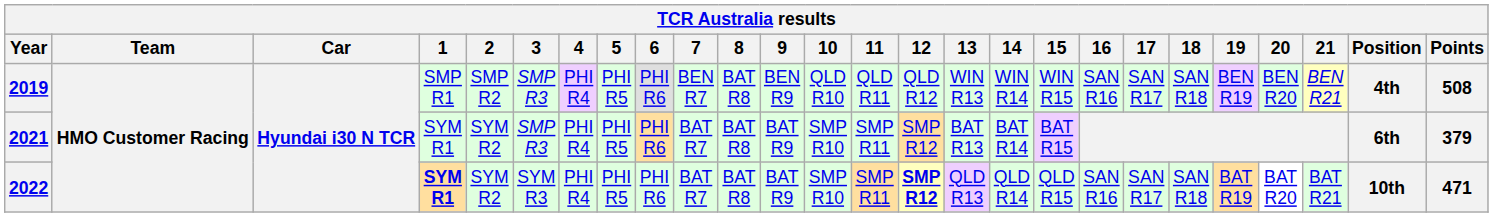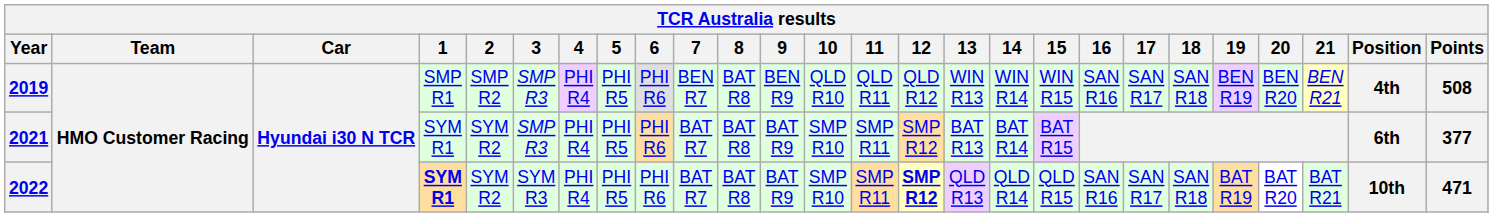(1457, 137) 379 -> (1457, 137) 377
